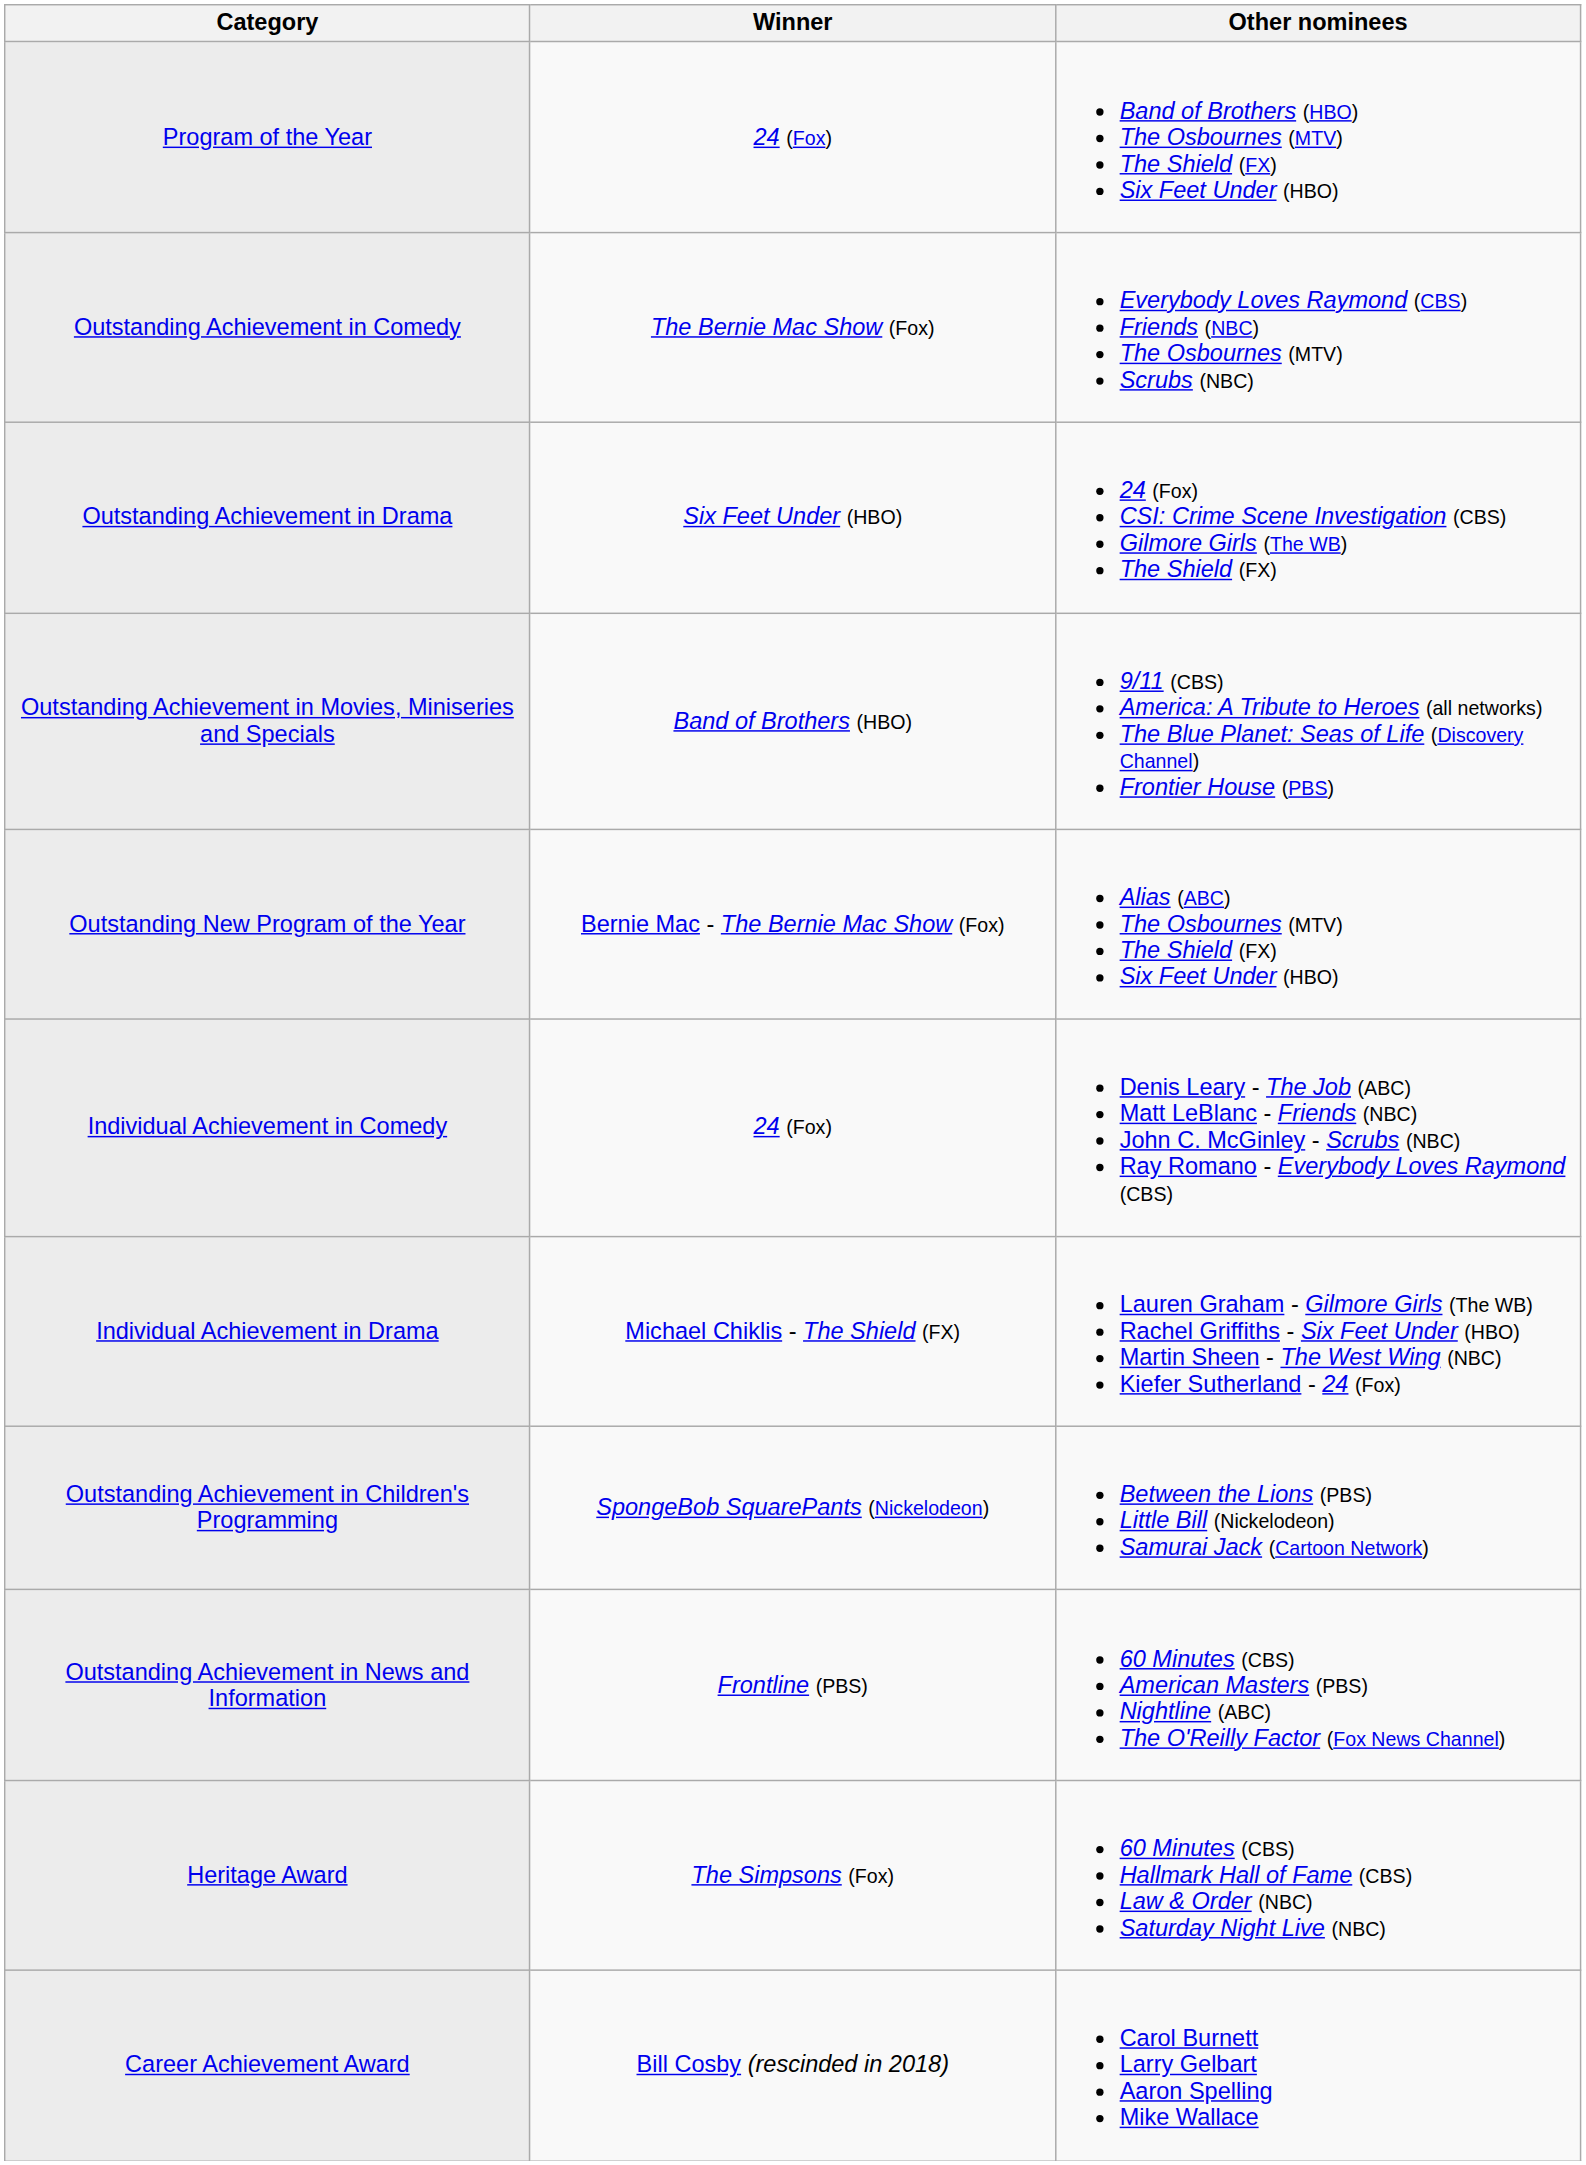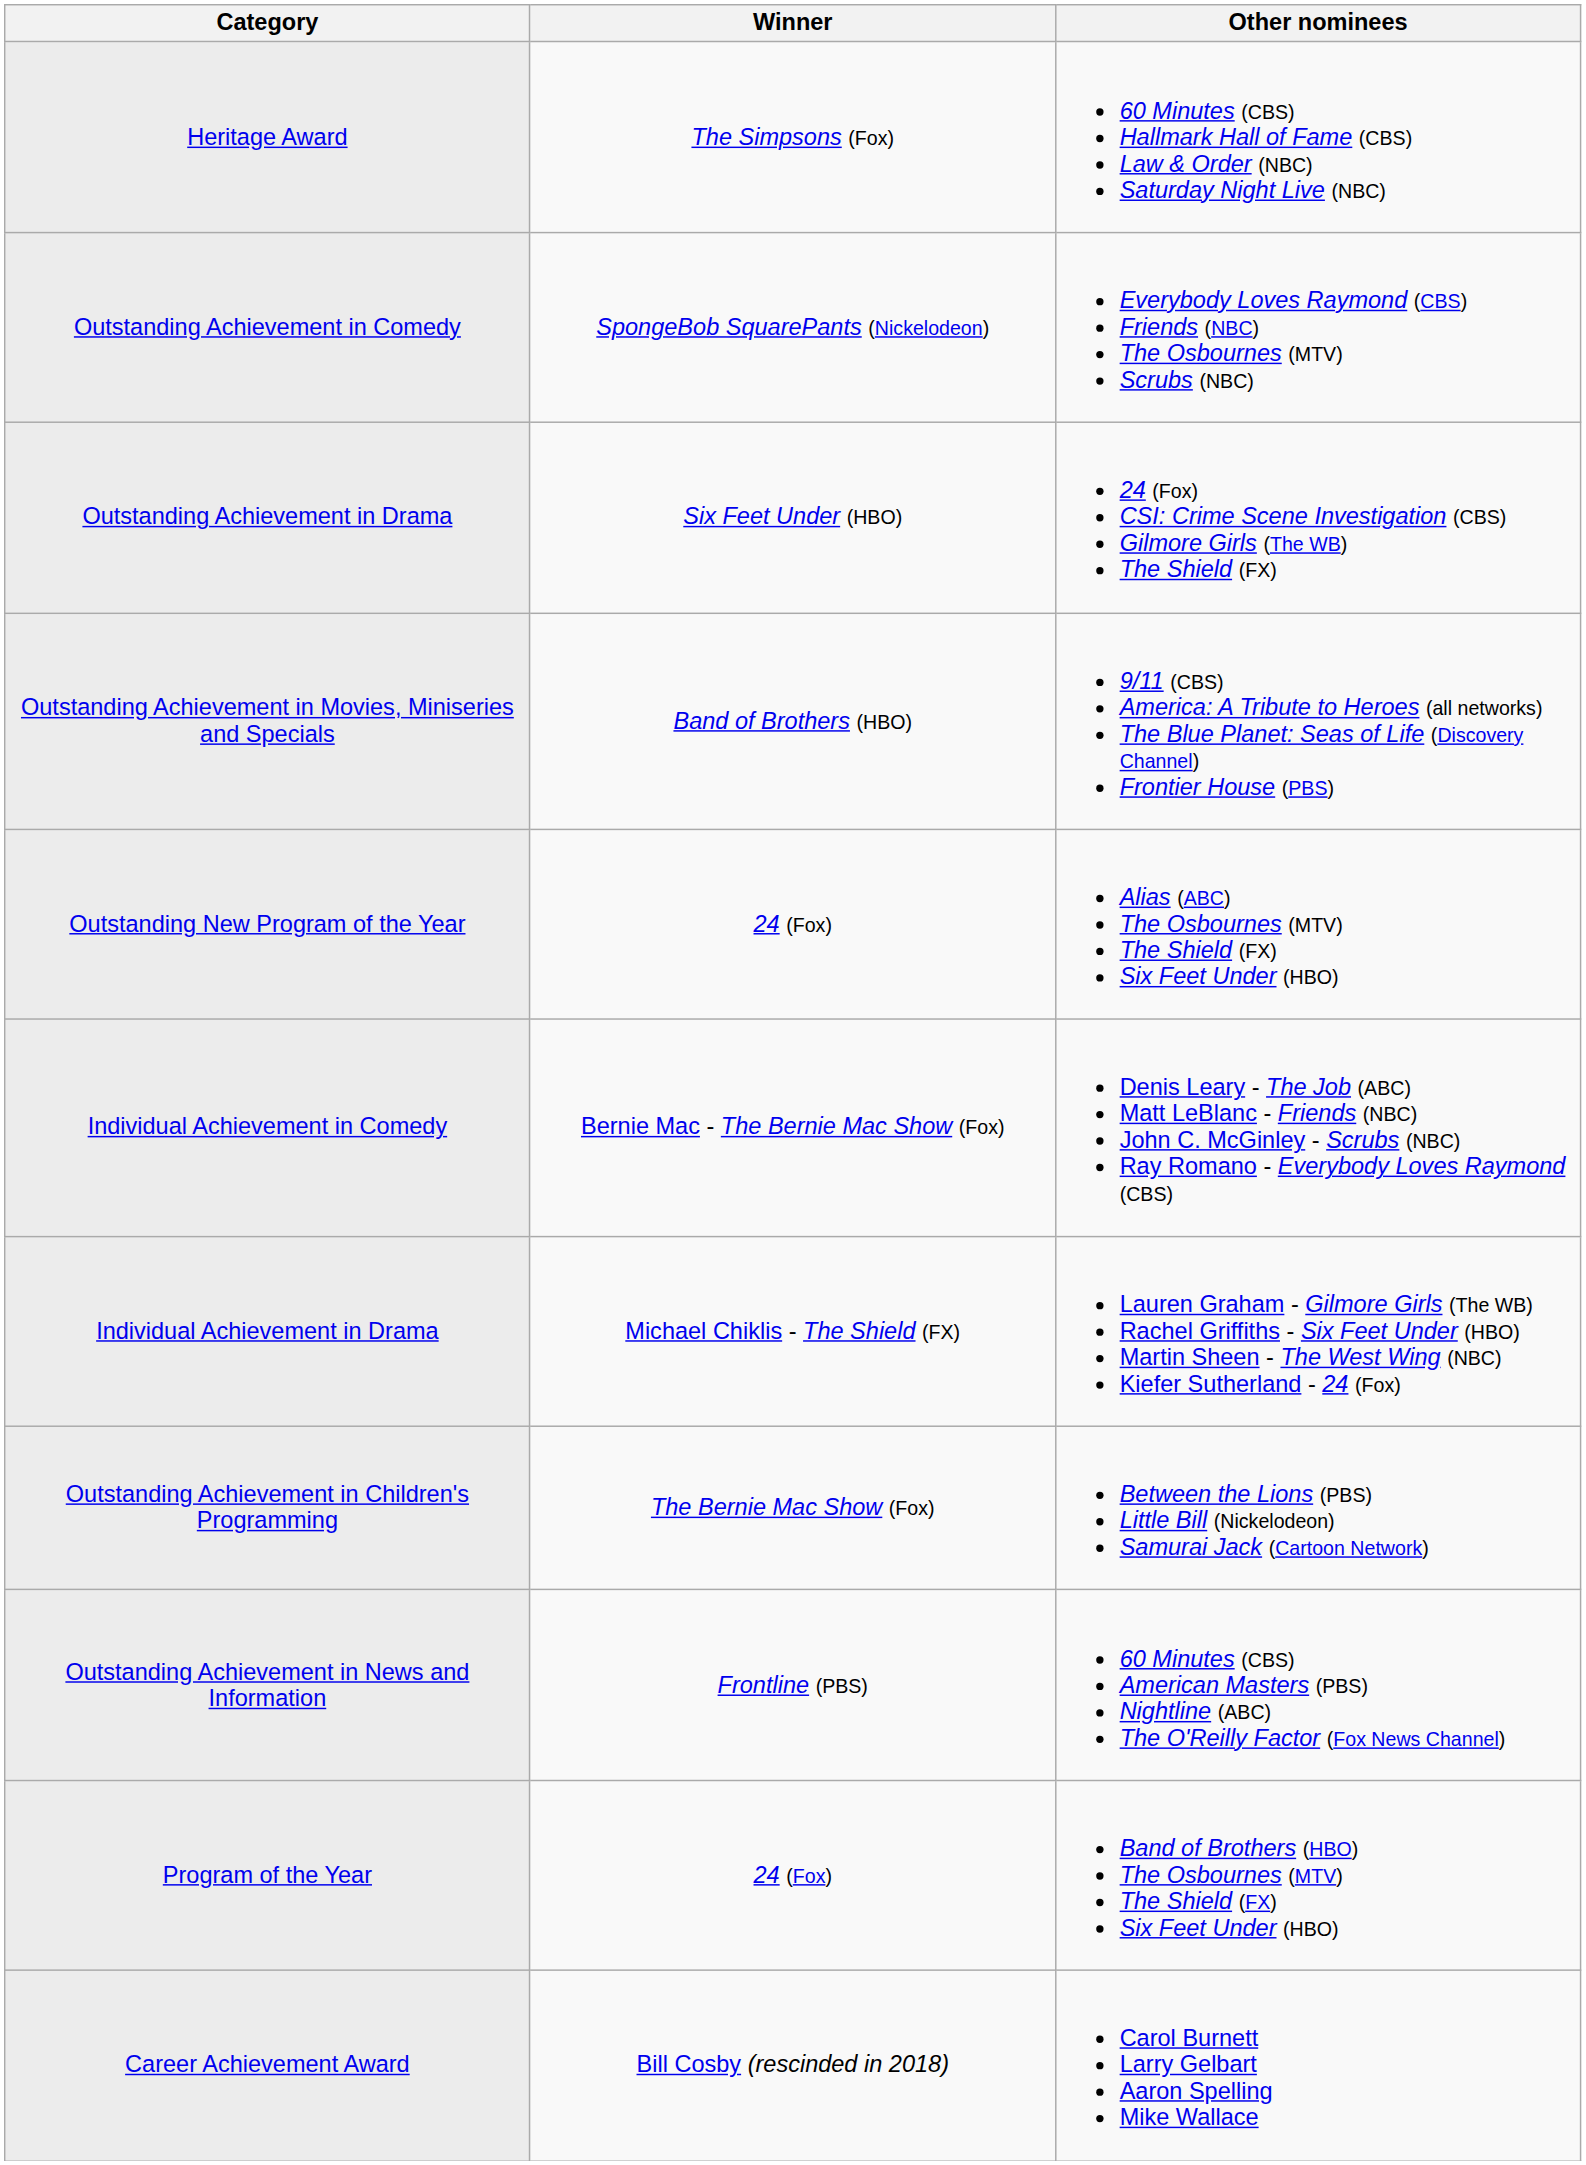rows swapped: (267, 136) <-> (267, 1874)
(793, 327) The Bernie Mac Show (Fox) -> (793, 327) SpongeBob SquarePants (Nickelodeon)
(793, 924) Bernie Mac - The Bernie Mac Show (Fox) -> (793, 924) 24 (Fox)
(793, 1127) 24 (Fox) -> (793, 1127) Bernie Mac - The Bernie Mac Show (Fox)
(793, 1507) SpongeBob SquarePants (Nickelodeon) -> (793, 1507) The Bernie Mac Show (Fox)
